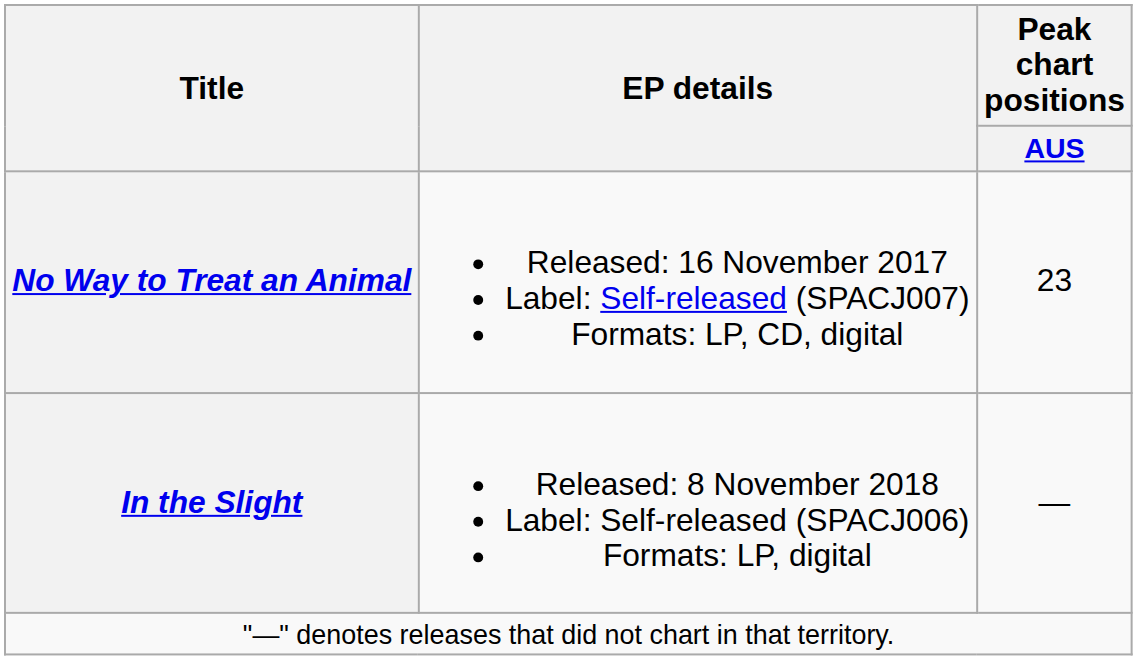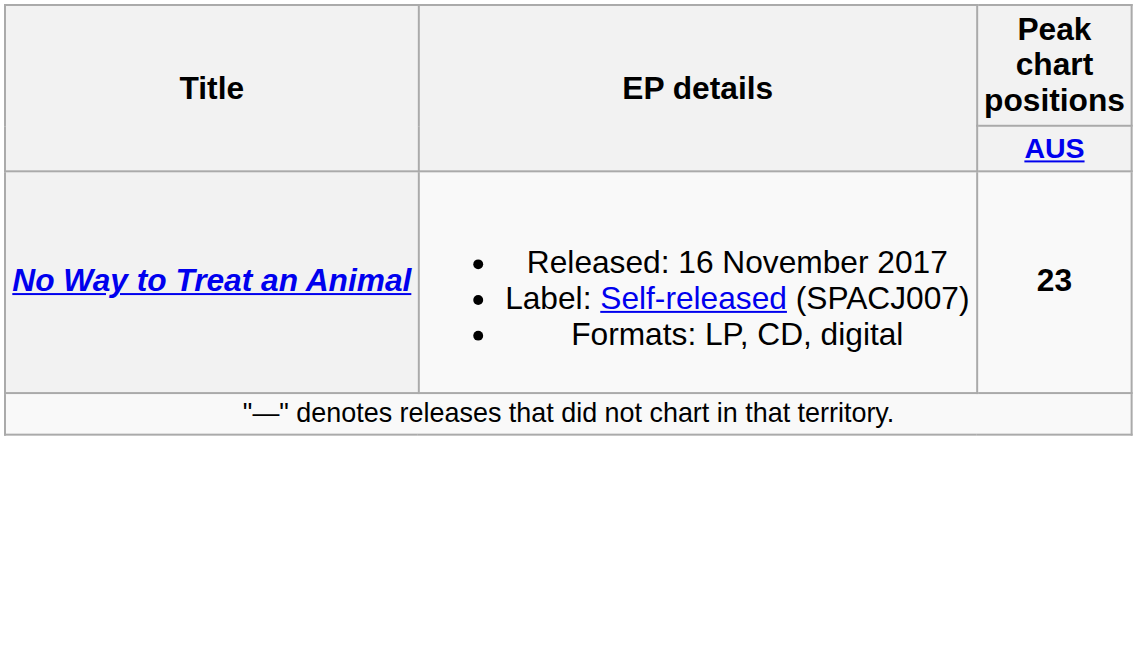(1054, 281) normal -> (1054, 281) bold
- row: (212, 501)
